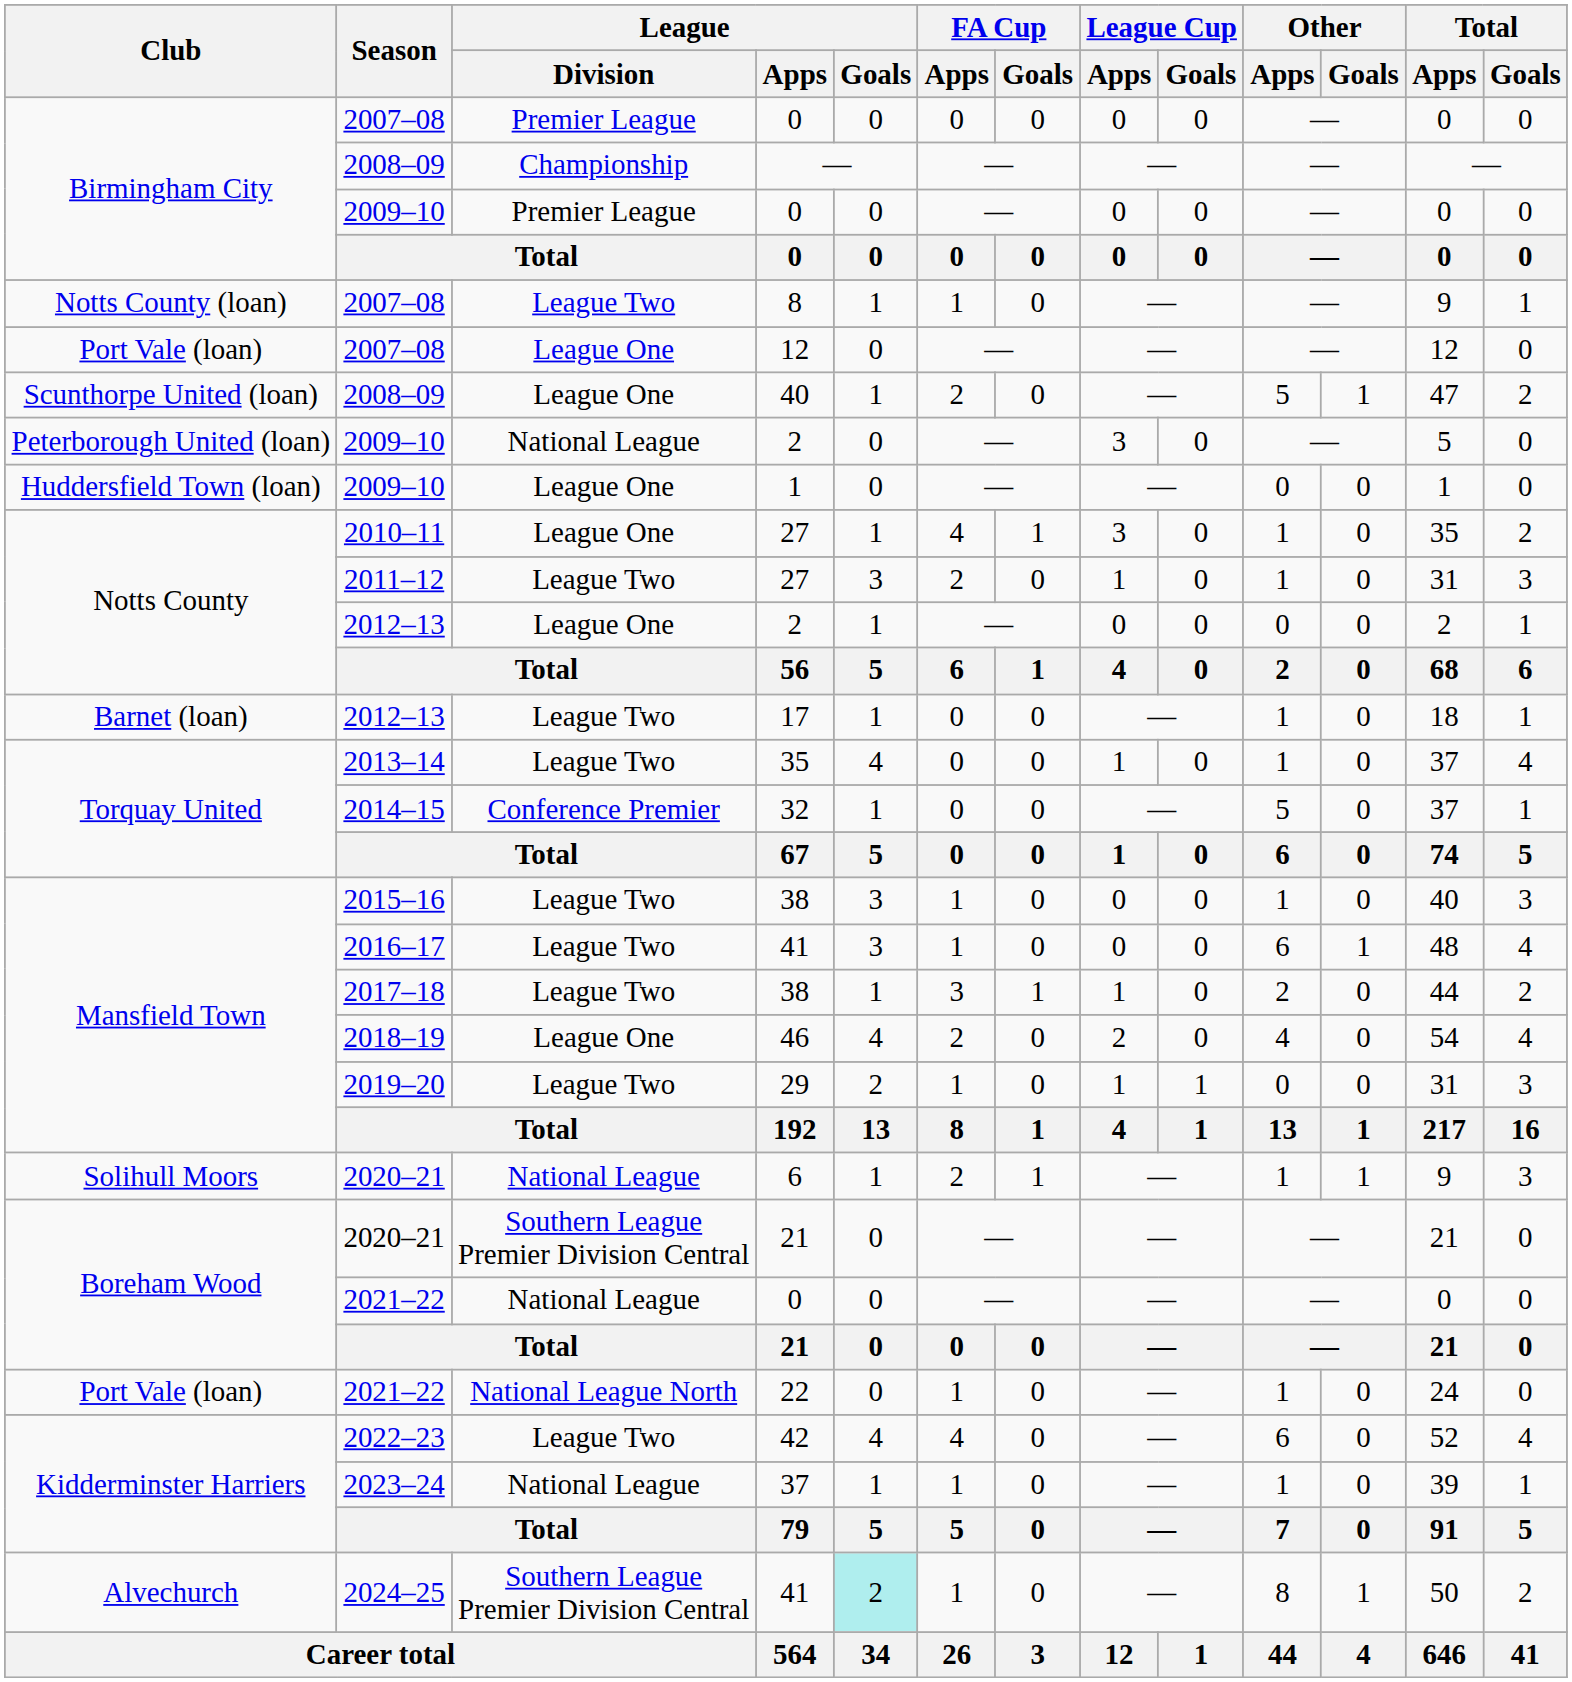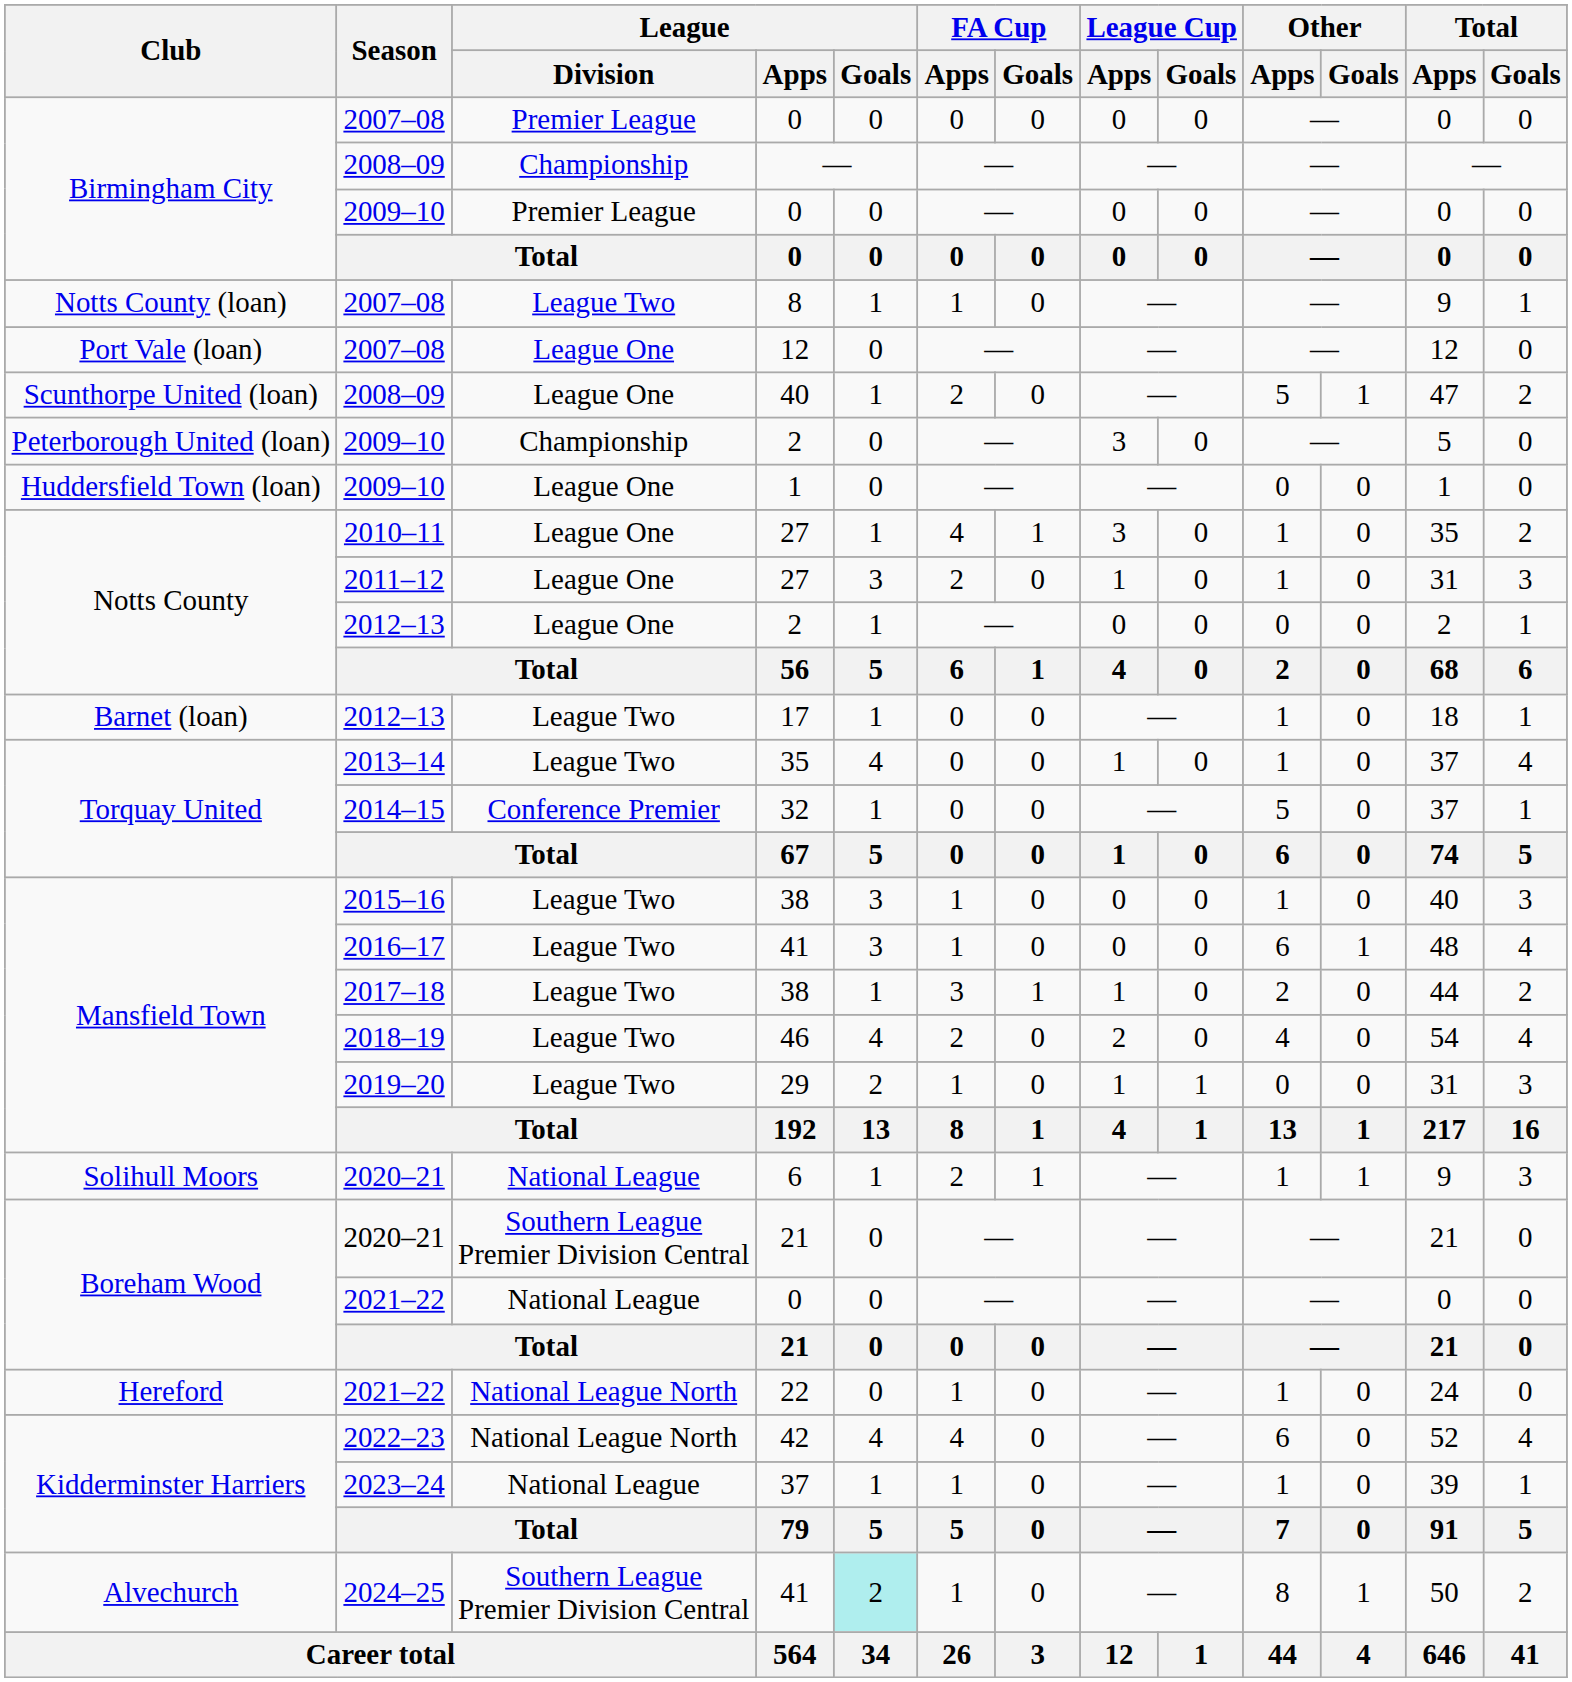(604, 440) National League -> (604, 440) Championship
(604, 578) League Two -> (604, 578) League One
(604, 1037) League One -> (604, 1037) League Two
(171, 1391) Port Vale (loan) -> (171, 1391) Hereford
(604, 1437) League Two -> (604, 1437) National League North
